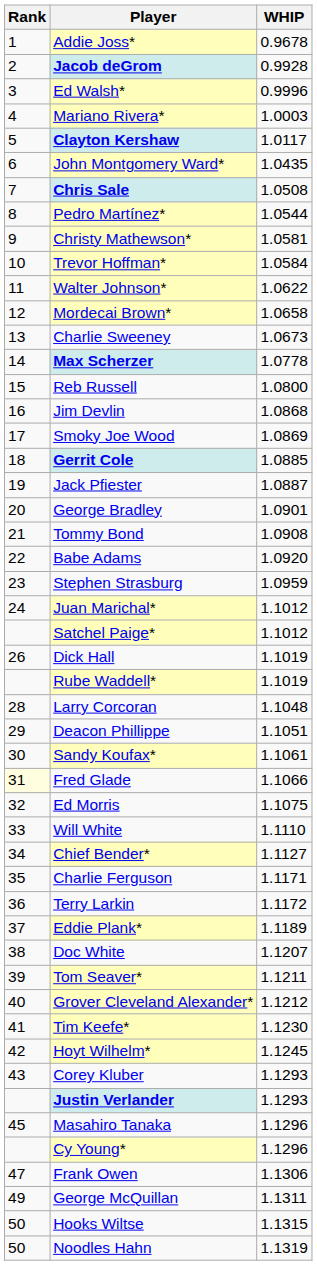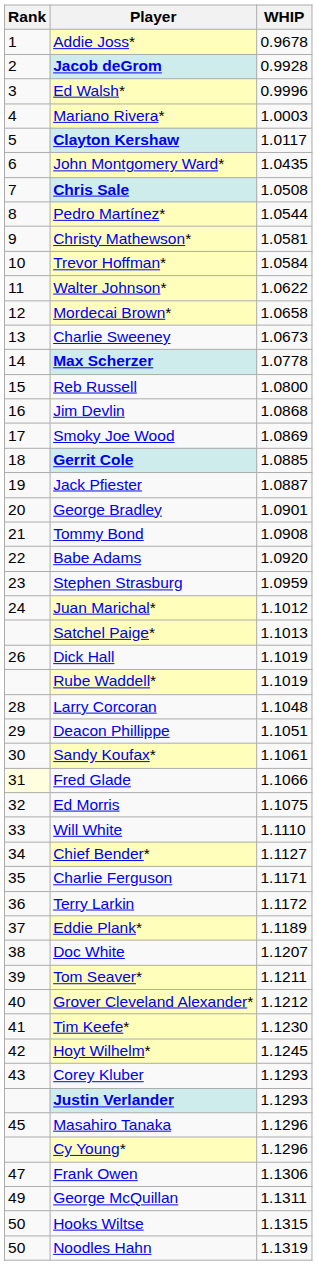(284, 632) 1.1012 -> (284, 632) 1.1013
